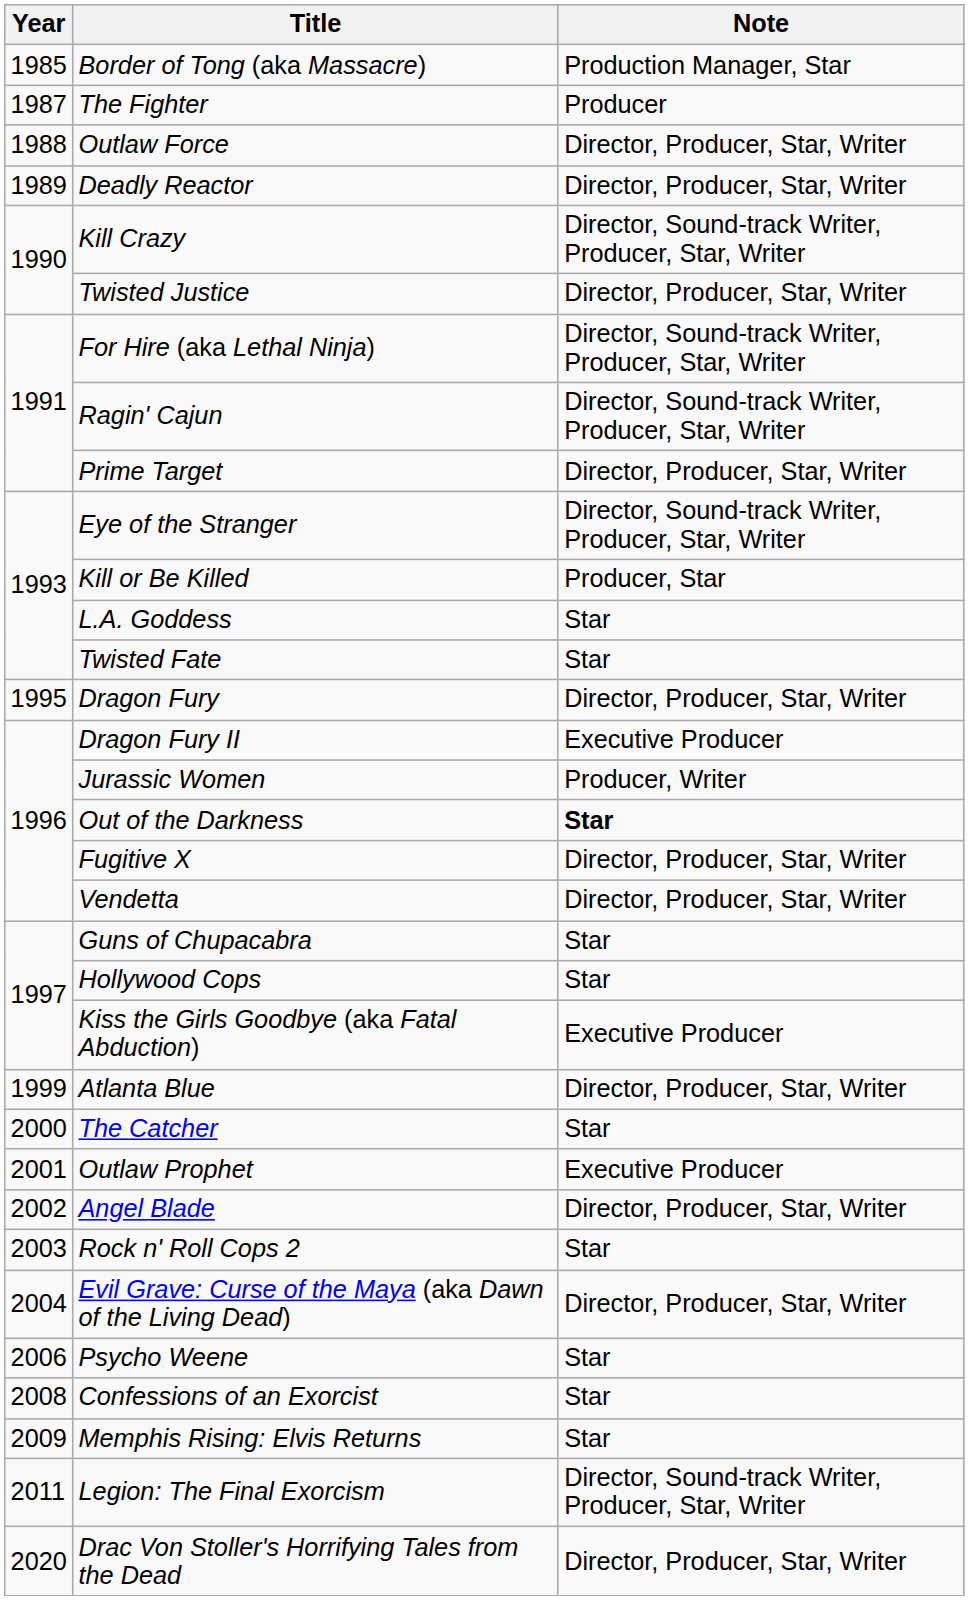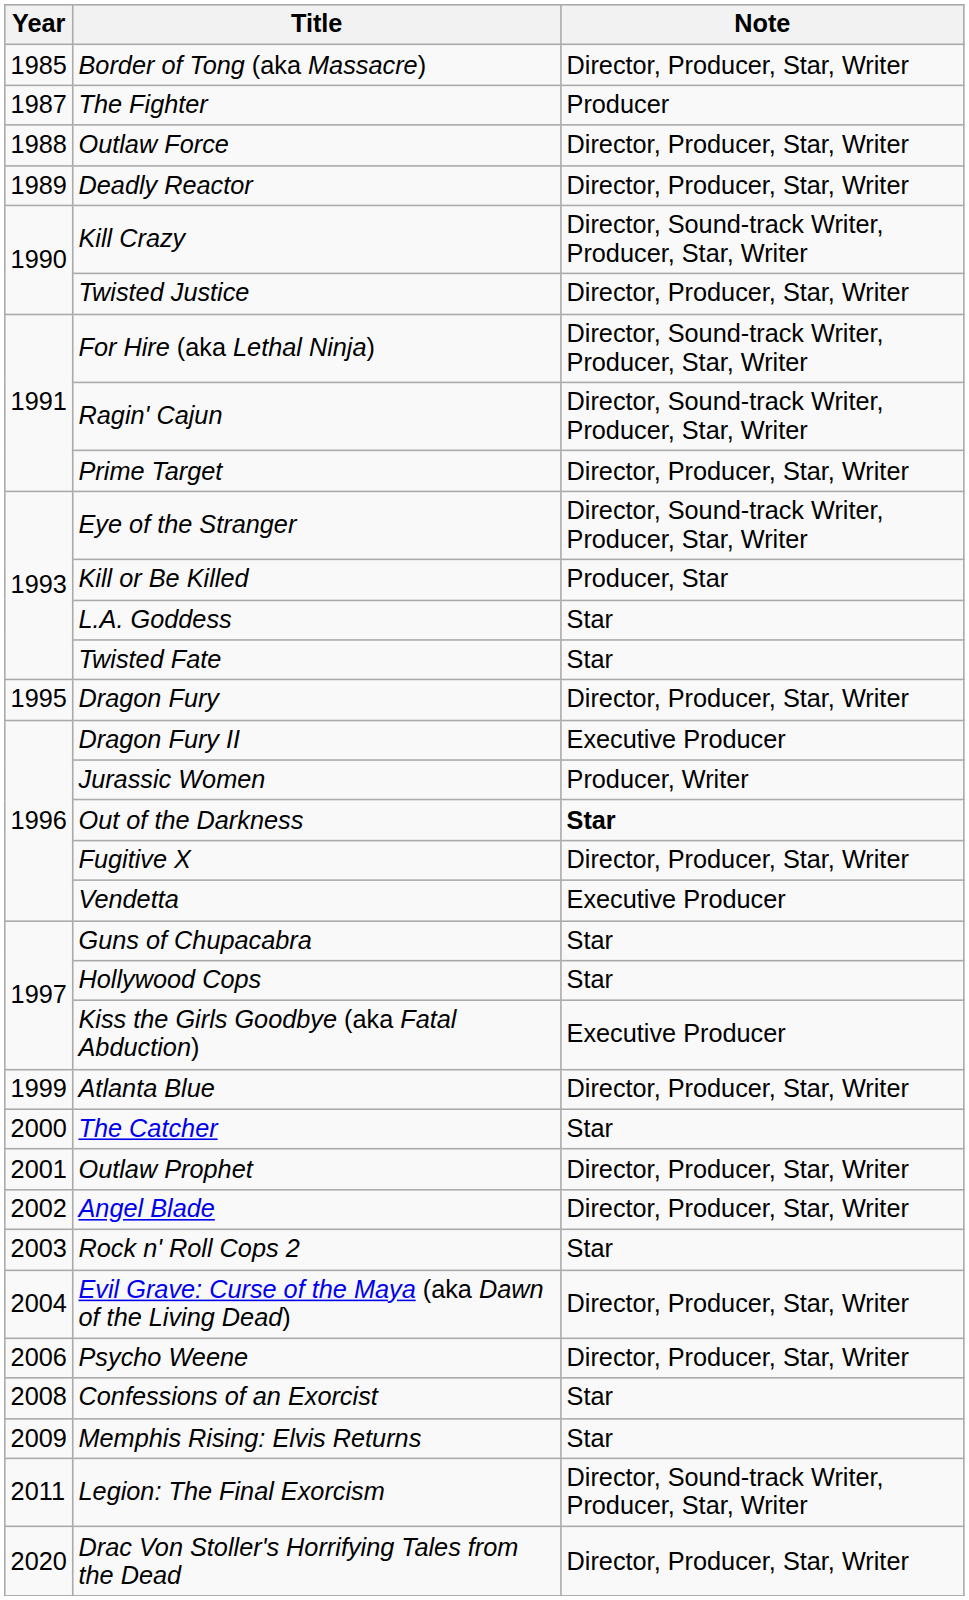(707, 64) Production Manager, Star -> (738, 64) Director, Producer, Star, Writer
(735, 900) Director, Producer, Star, Writer -> (676, 900) Executive Producer
(674, 1169) Executive Producer -> (738, 1169) Director, Producer, Star, Writer
(587, 1357) Star -> (738, 1357) Director, Producer, Star, Writer
